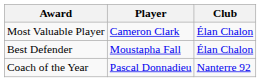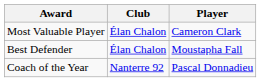columns swapped: (151, 13) <-> (225, 13)
